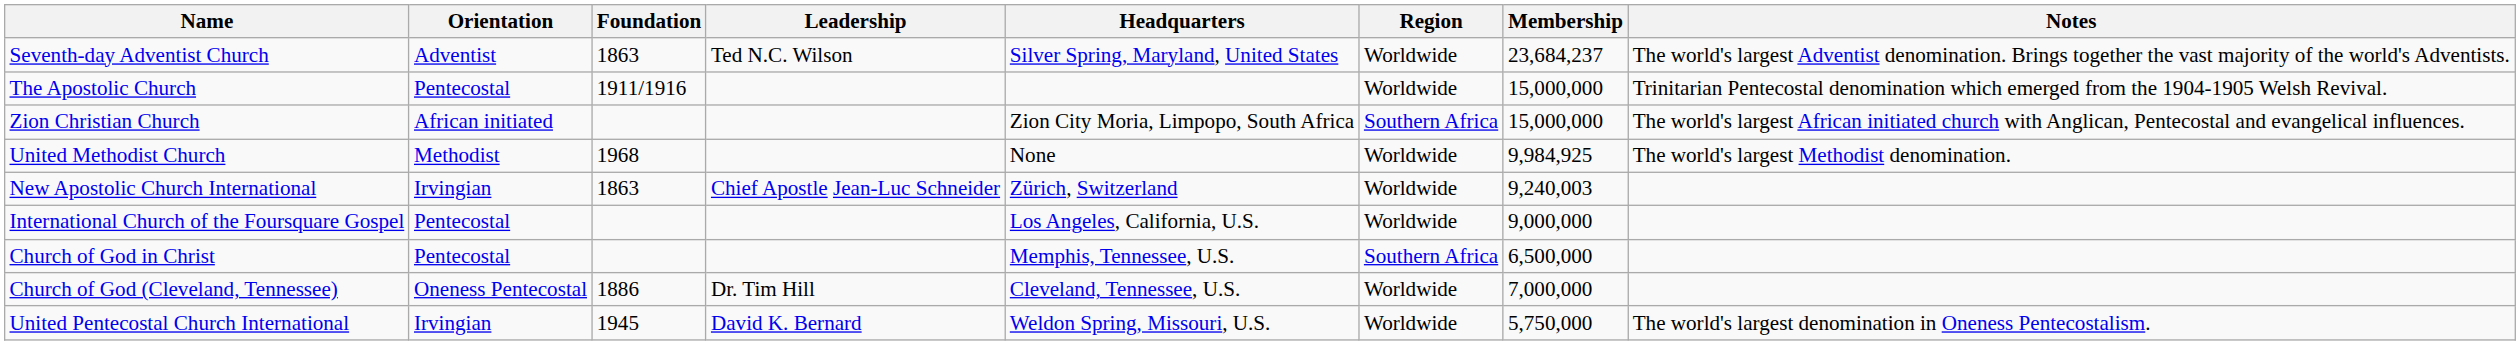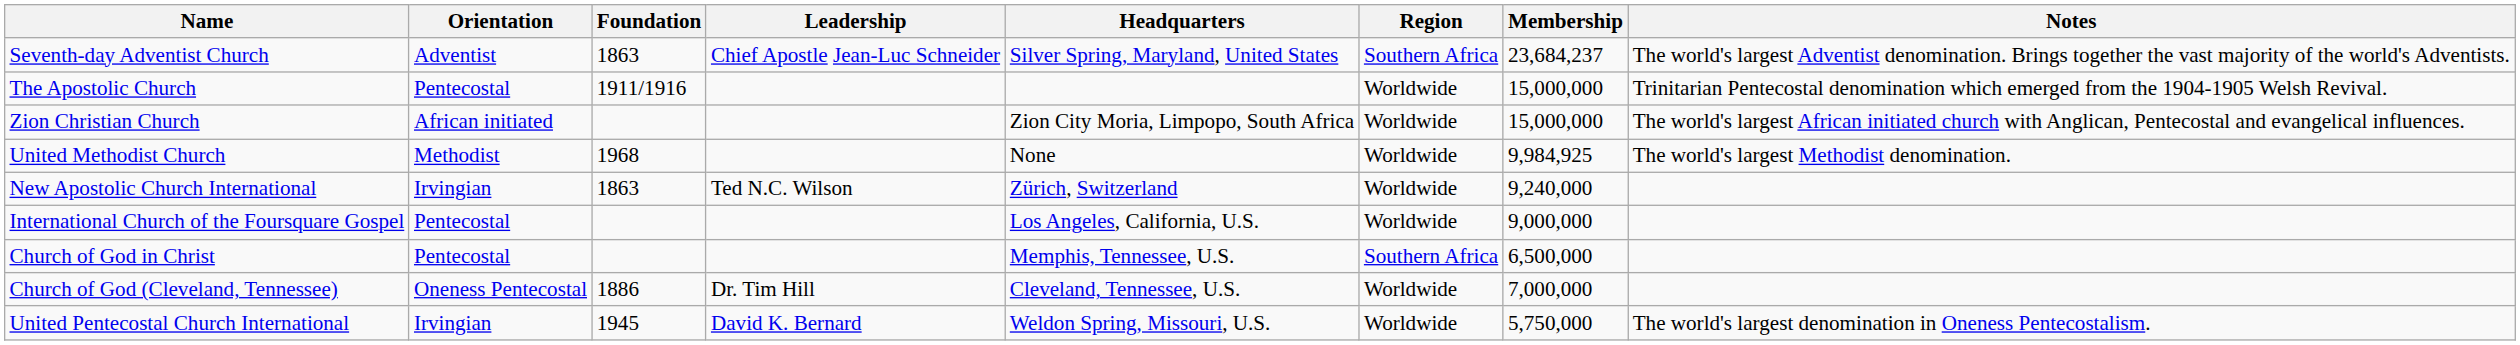(782, 54) Ted N.C. Wilson -> (856, 54) Chief Apostle Jean-Luc Schneider
(1411, 54) Worldwide -> (1431, 54) Southern Africa
(1431, 121) Southern Africa -> (1411, 121) Worldwide
(856, 188) Chief Apostle Jean-Luc Schneider -> (782, 188) Ted N.C. Wilson
(1550, 188) 9,240,003 -> (1550, 188) 9,240,000
